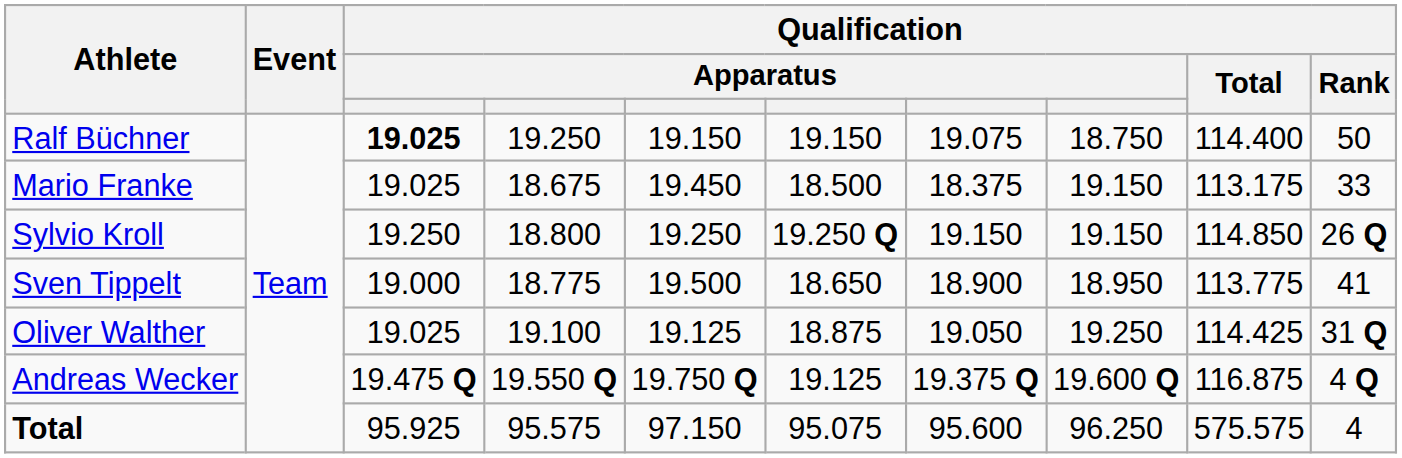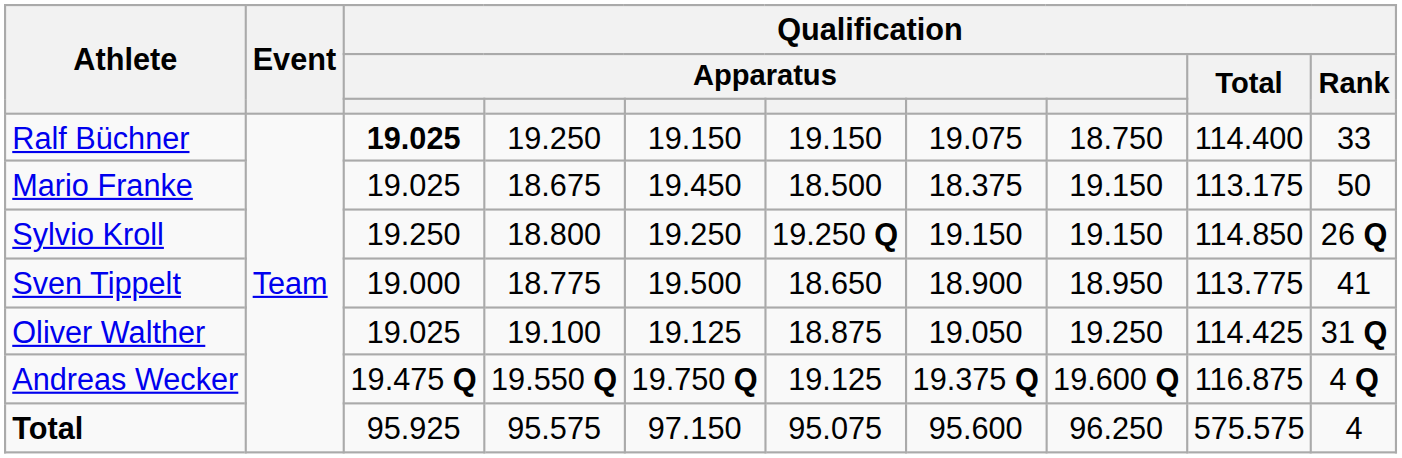(1354, 138) 50 -> (1354, 138) 33
(1354, 186) 33 -> (1354, 186) 50
